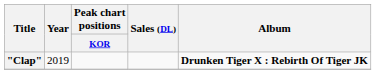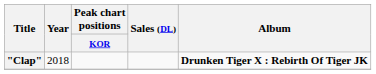(58, 60) 2019 -> (58, 60) 2018
